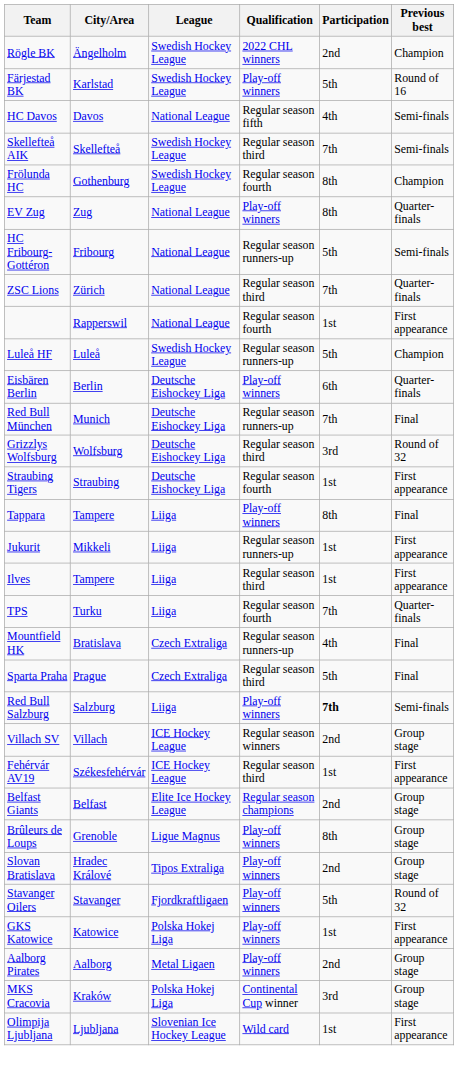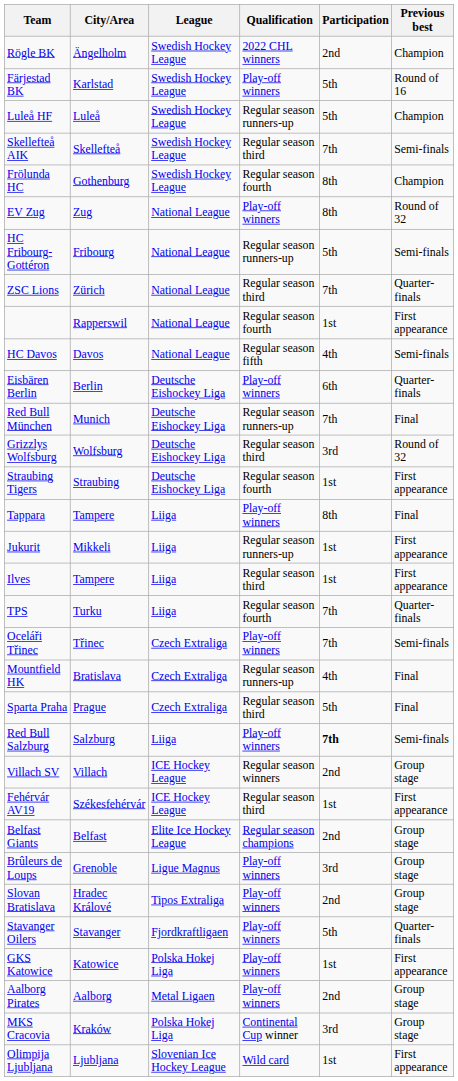rows swapped: (30, 354) <-> (32, 116)
(414, 213) Quarter-finals -> (416, 213) Round of 32
+ row: (25, 643)
(330, 836) 8th -> (330, 868) 3rd
(416, 900) Round of 32 -> (414, 932) Quarter-finals
